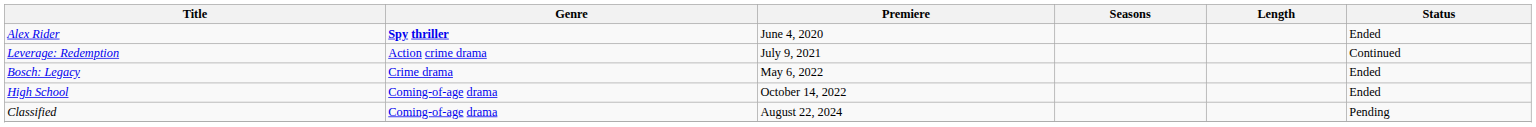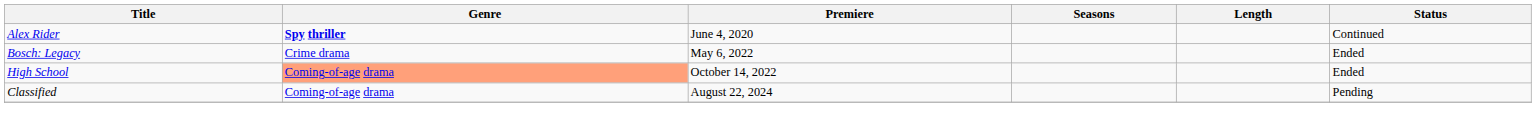(1365, 33) Ended -> (1358, 33) Continued
- row: (63, 53)
(443, 92) no background -> (339, 72) lightsalmon background
